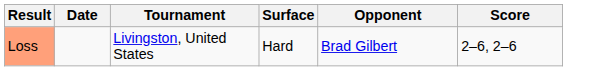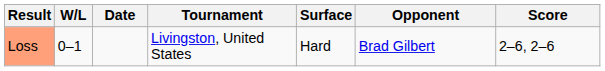+ column: (73, 15)
